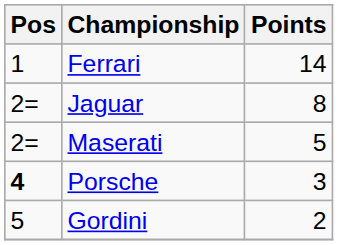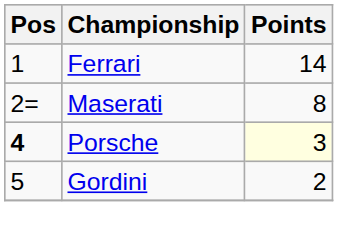- row: (105, 103)
(320, 142) 5 -> (320, 103) 8
(320, 182) no background -> (320, 142) lightyellow background
